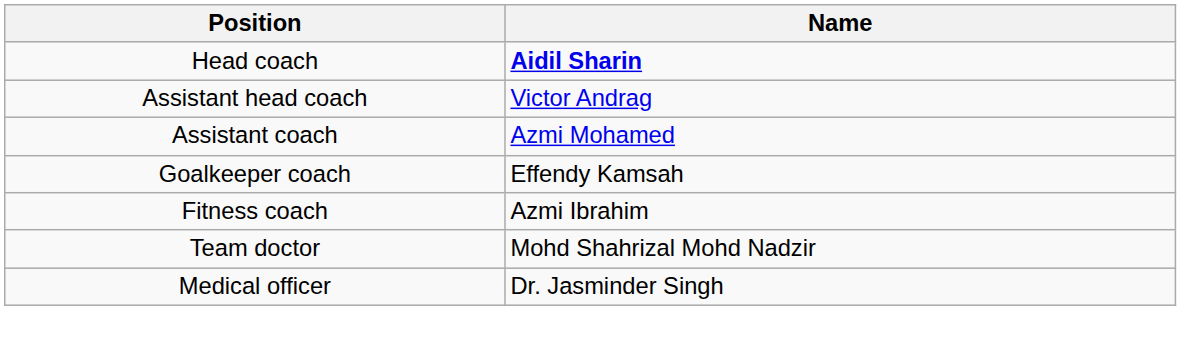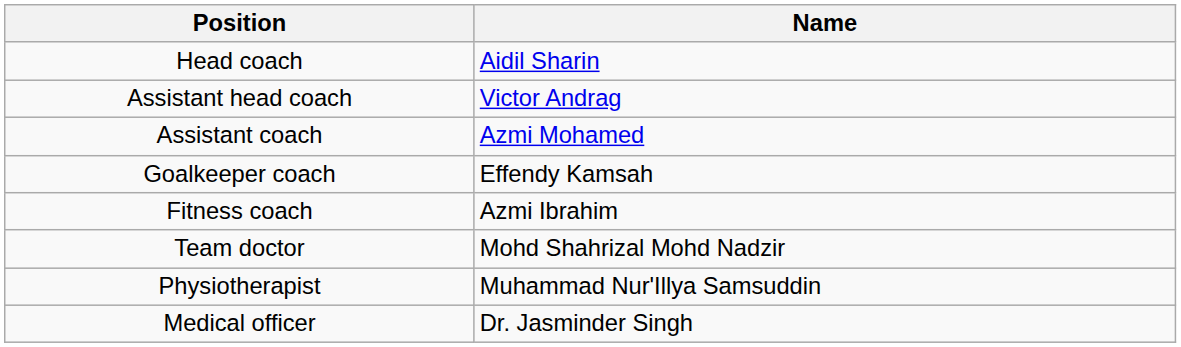(576, 60) bold -> (540, 60) normal
+ row: (240, 286)
